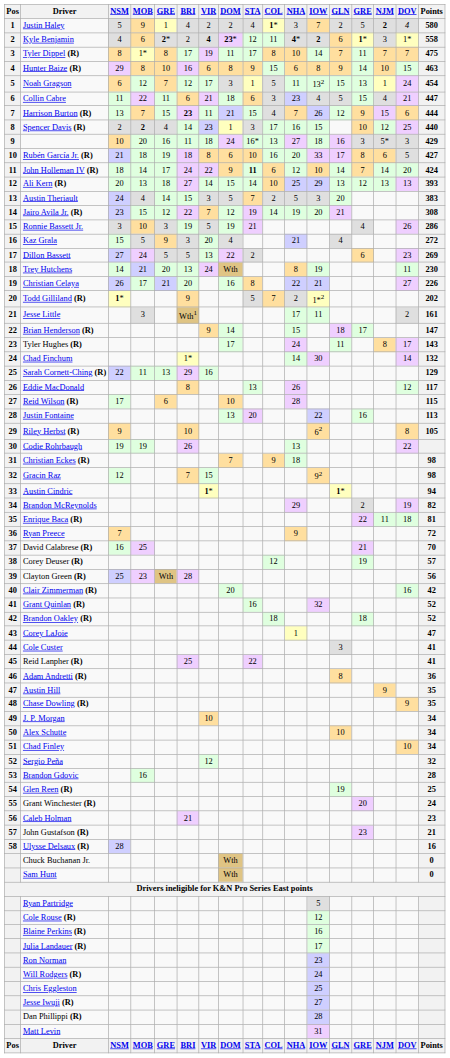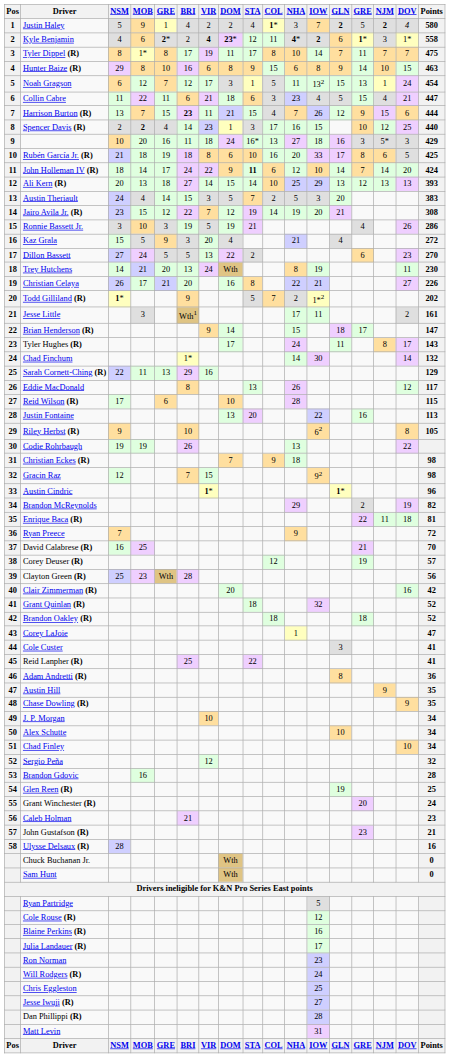(340, 26) normal -> (340, 26) bold
(432, 156) 427 -> (432, 156) 425
(432, 255) 269 -> (432, 255) 270
(432, 491) 94 -> (432, 491) 96
(253, 605) 16 -> (253, 605) 18
